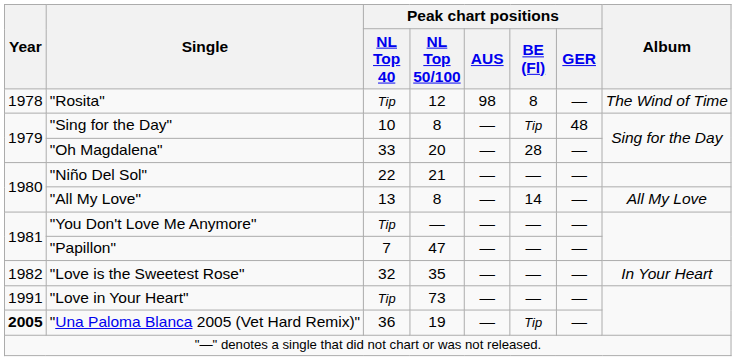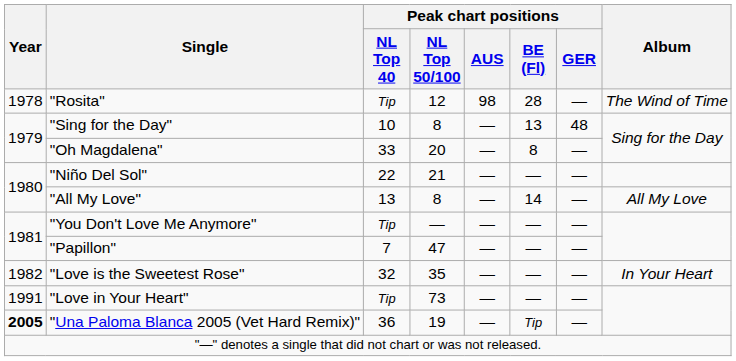(533, 100) 8 -> (533, 100) 28
(533, 126) Tip -> (533, 125) 13
(533, 150) 28 -> (533, 150) 8
